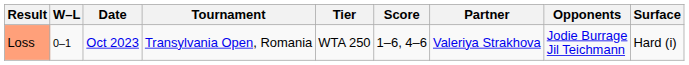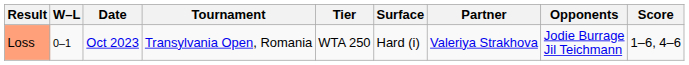columns swapped: (657, 14) <-> (402, 14)
